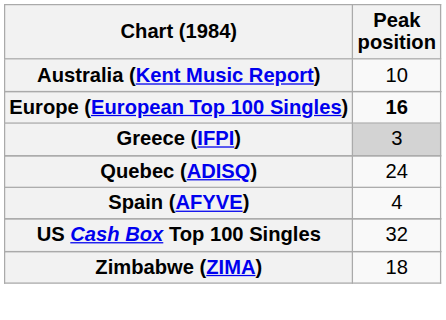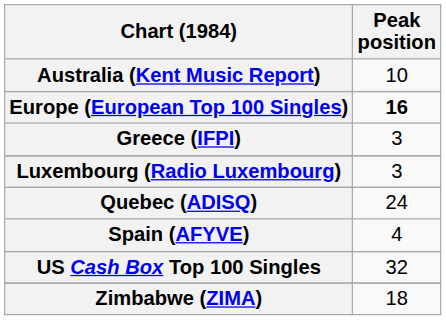(397, 139) lightgrey background -> (397, 139) no background
+ row: (179, 171)
